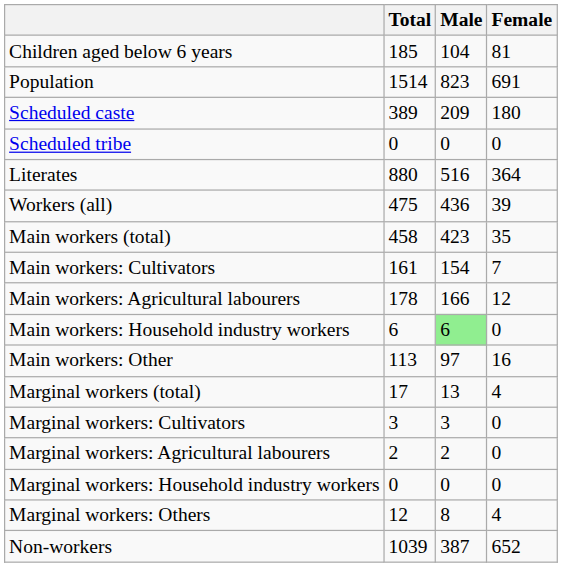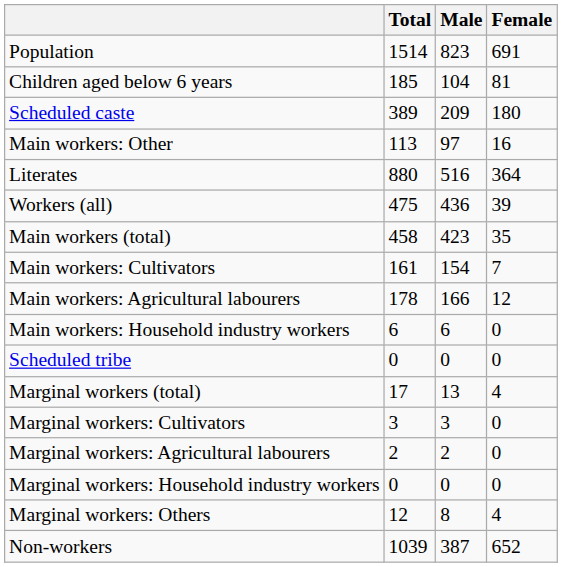rows swapped: (51, 81) <-> (121, 50)
rows swapped: (70, 143) <-> (91, 360)
(445, 329) lightgreen background -> (445, 329) no background
